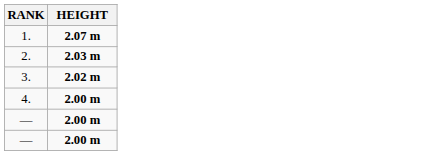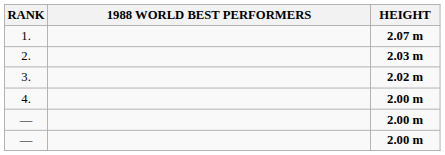+ column: (209, 15)
